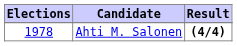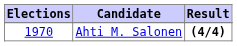(39, 32) 1978 -> (39, 32) 1970
